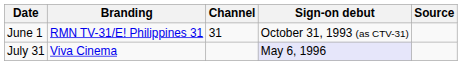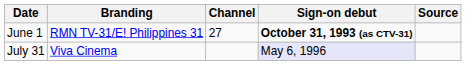(215, 32) 31 -> (215, 32) 27
(335, 32) normal -> (337, 32) bold
